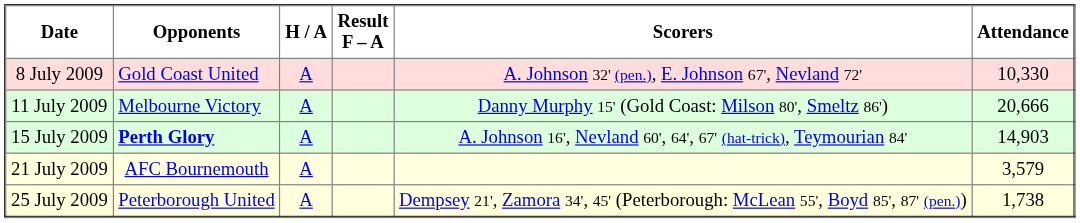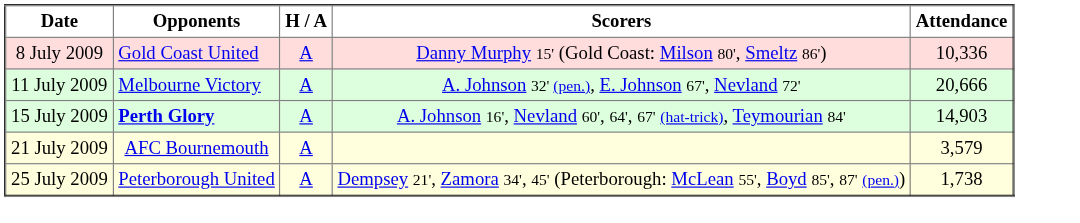- column: (363, 31)
(683, 74) A. Johnson 32' (pen.), E. Johnson 67', Nevland 72' -> (621, 53) Danny Murphy 15' (Gold Coast: Milson 80', Smeltz 86')
(1023, 74) 10,330 -> (962, 53) 10,336
(683, 105) Danny Murphy 15' (Gold Coast: Milson 80', Smeltz 86') -> (621, 84) A. Johnson 32' (pen.), E. Johnson 67', Nevland 72'
